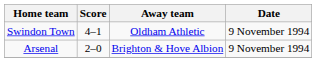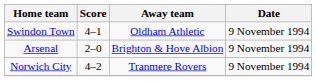+ row: (41, 66)
